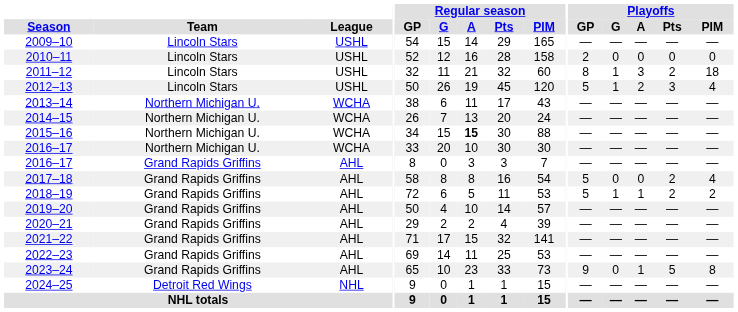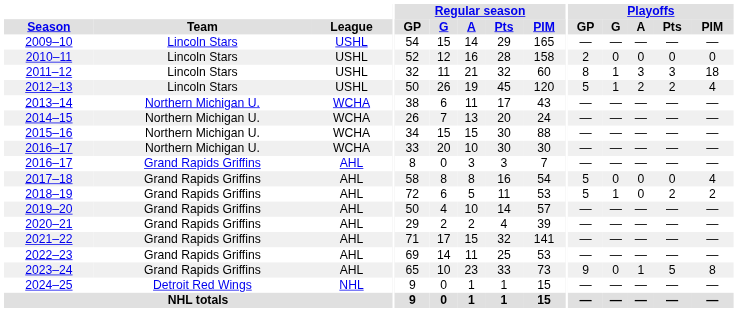(672, 72) 2 -> (672, 72) 3
(672, 87) 3 -> (672, 87) 2
(471, 133) bold -> (471, 133) normal
(672, 178) 2 -> (672, 178) 0
(641, 194) 1 -> (641, 194) 0
